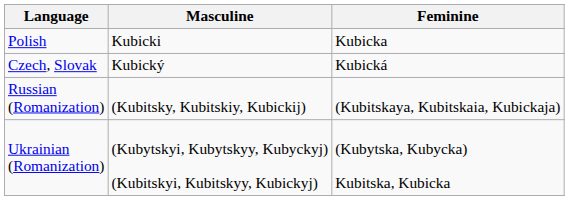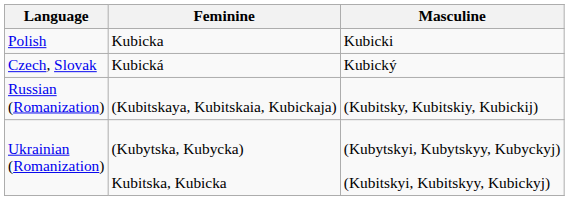columns swapped: (220, 16) <-> (448, 16)
